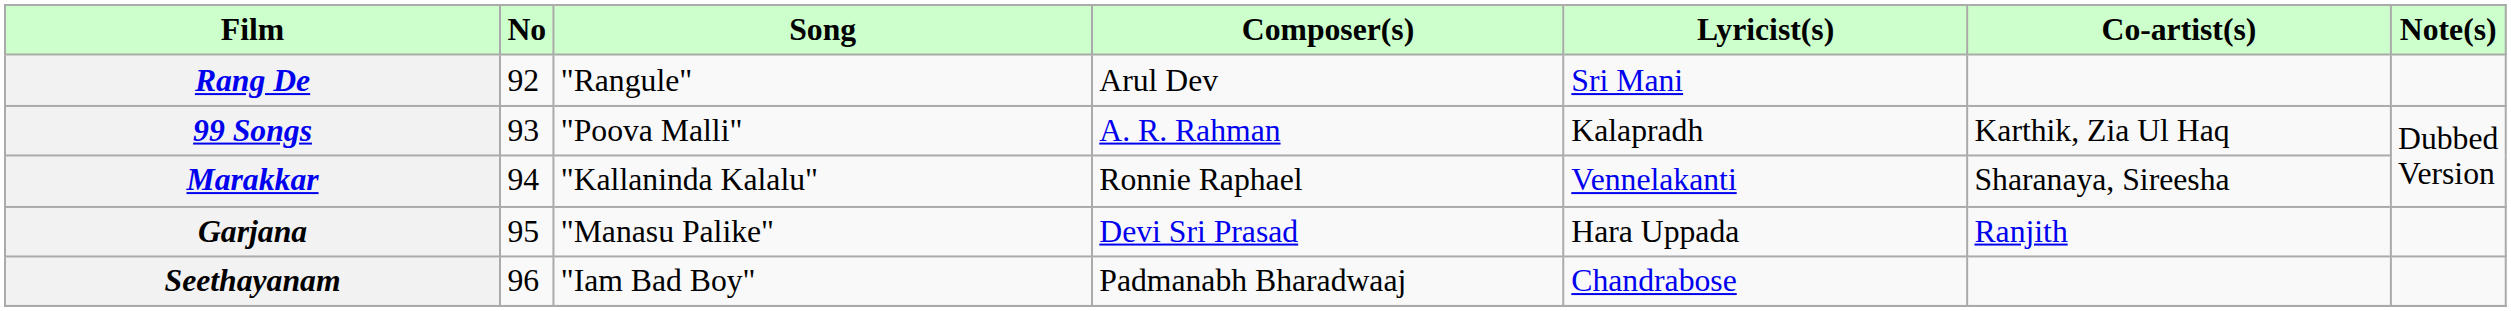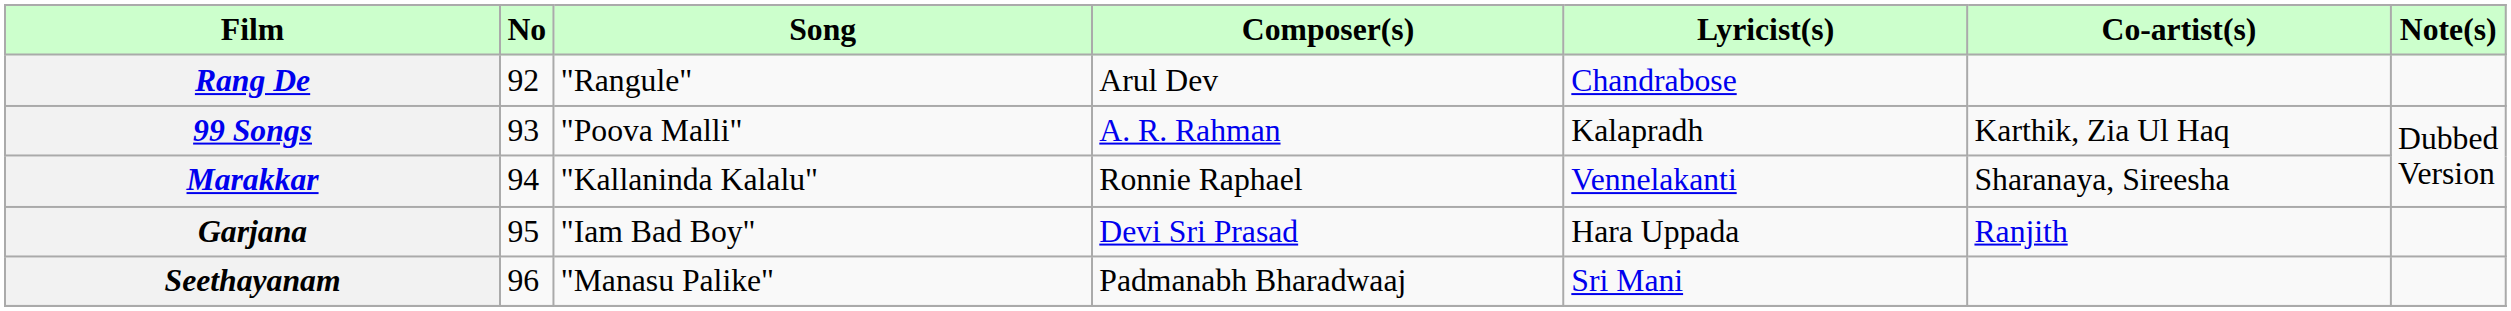(1627, 79) Sri Mani -> (1654, 79) Chandrabose
(667, 230) "Manasu Palike" -> (658, 230) "Iam Bad Boy"
(658, 280) "Iam Bad Boy" -> (667, 280) "Manasu Palike"
(1654, 280) Chandrabose -> (1627, 280) Sri Mani
